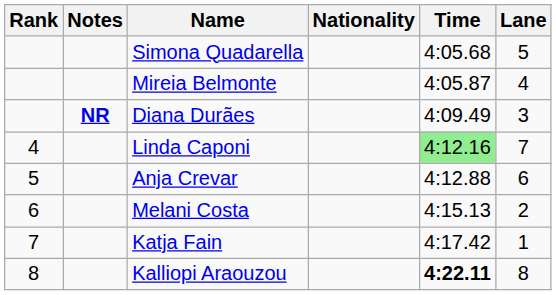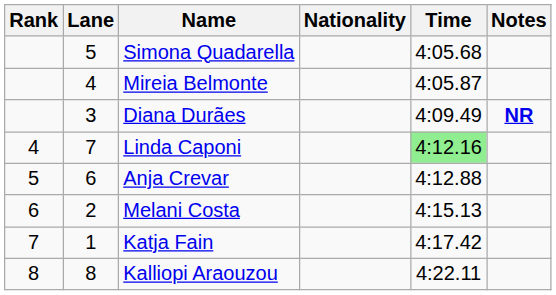columns swapped: (523, 20) <-> (95, 20)
(457, 274) bold -> (449, 274) normal
